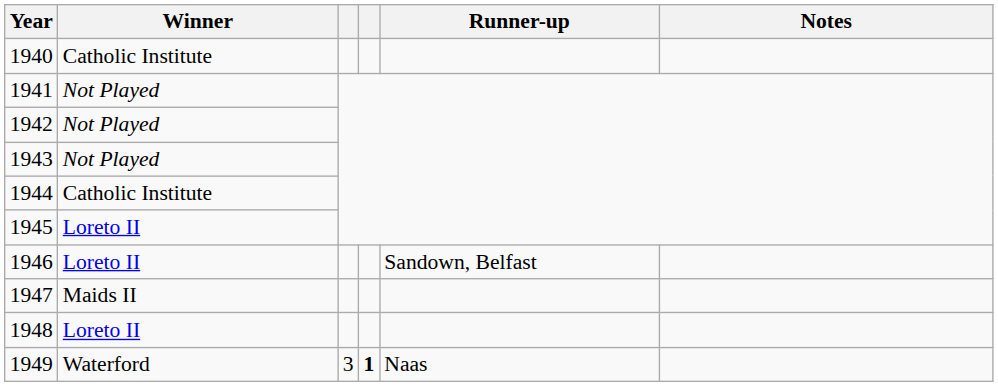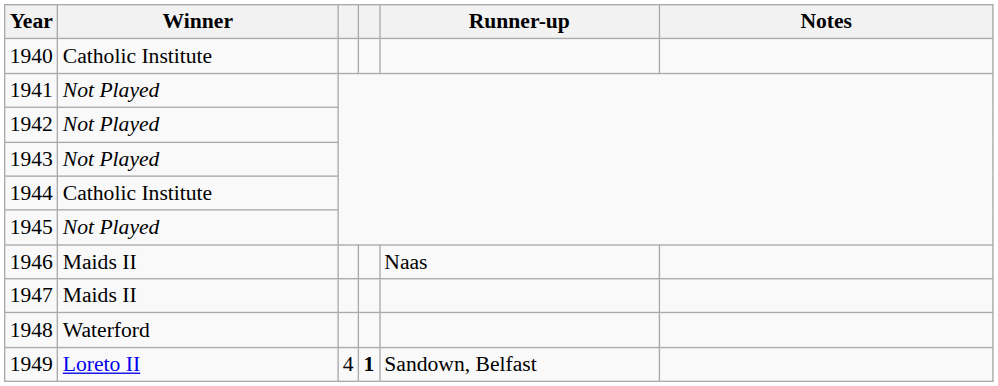(101, 227) Loreto II -> (111, 227) Not Played
(101, 261) Loreto II -> (100, 261) Maids II
(460, 261) Sandown, Belfast -> (406, 261) Naas
(101, 329) Loreto II -> (106, 329) Waterford
(106, 364) Waterford -> (101, 364) Loreto II
(348, 364) 3 -> (348, 364) 4
(406, 364) Naas -> (460, 364) Sandown, Belfast
